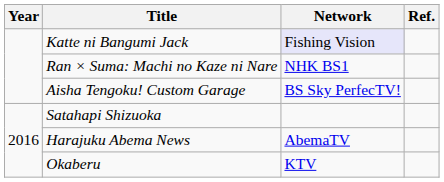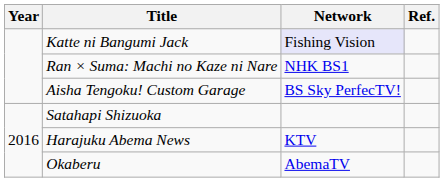(317, 139) AbemaTV -> (300, 139) KTV
(300, 164) KTV -> (317, 164) AbemaTV
